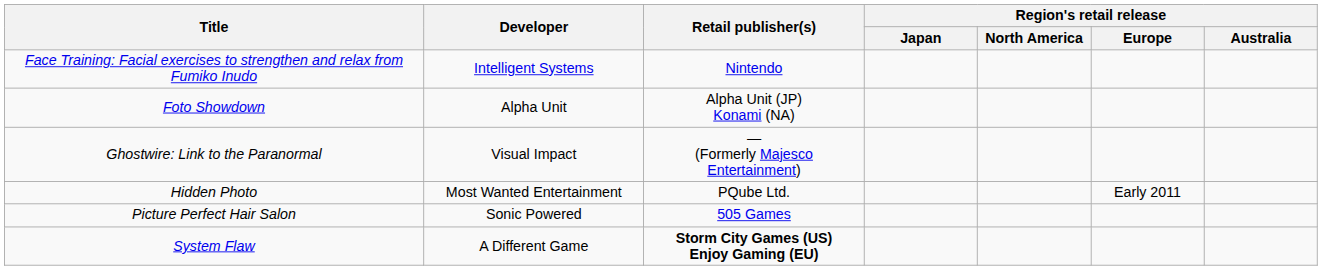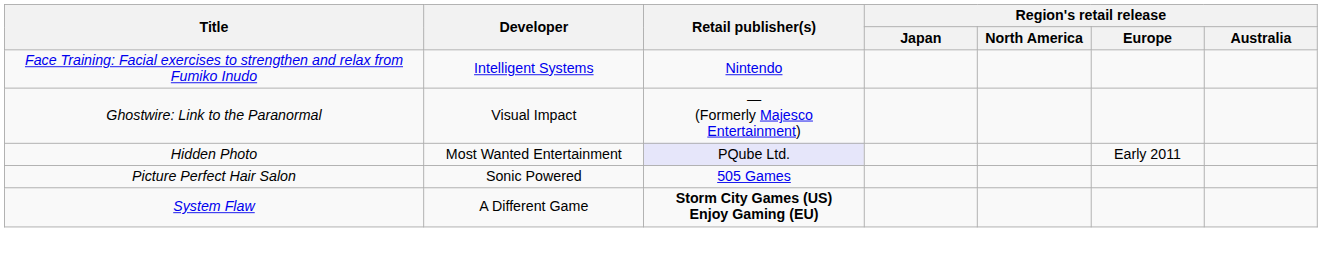- row: (214, 107)
(754, 192) no background -> (754, 154) lavender background
